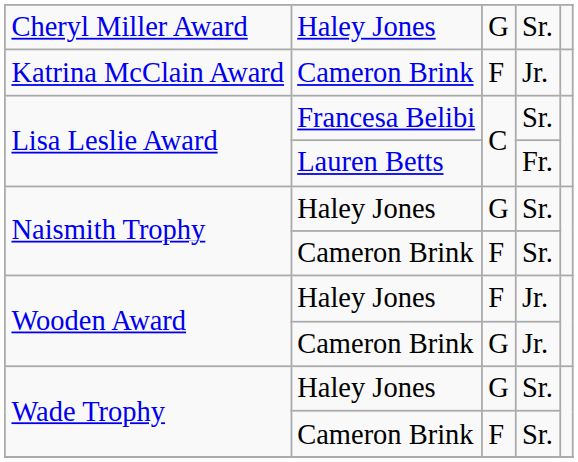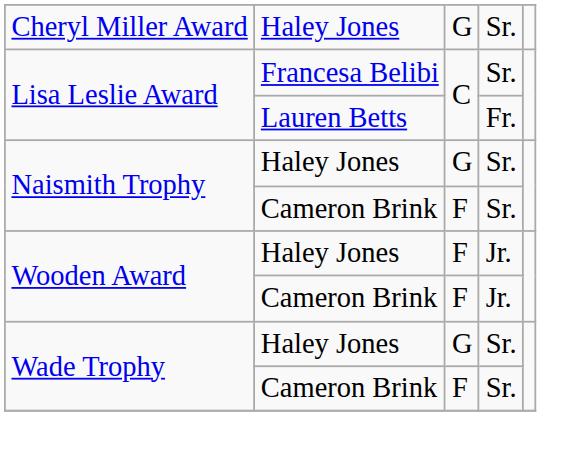- row: (148, 72)
(499, 343) G -> (460, 298) F
